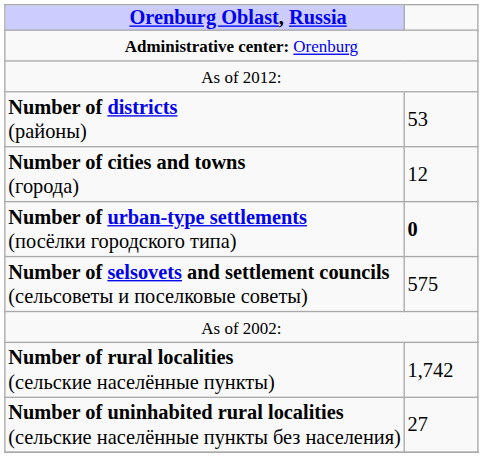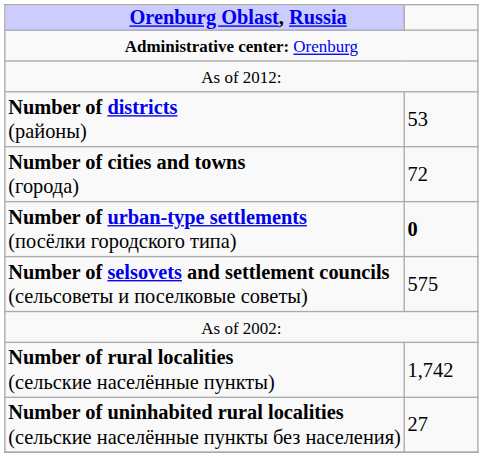(418, 174) 12 -> (418, 174) 72
